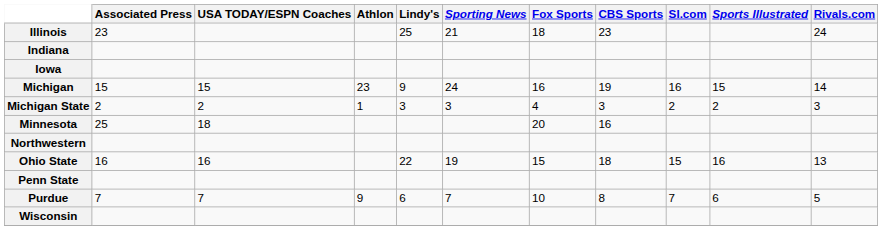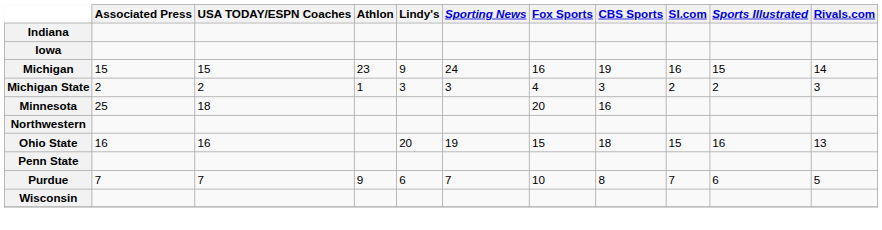- row: (48, 32)
(406, 161) 22 -> (406, 143) 20
